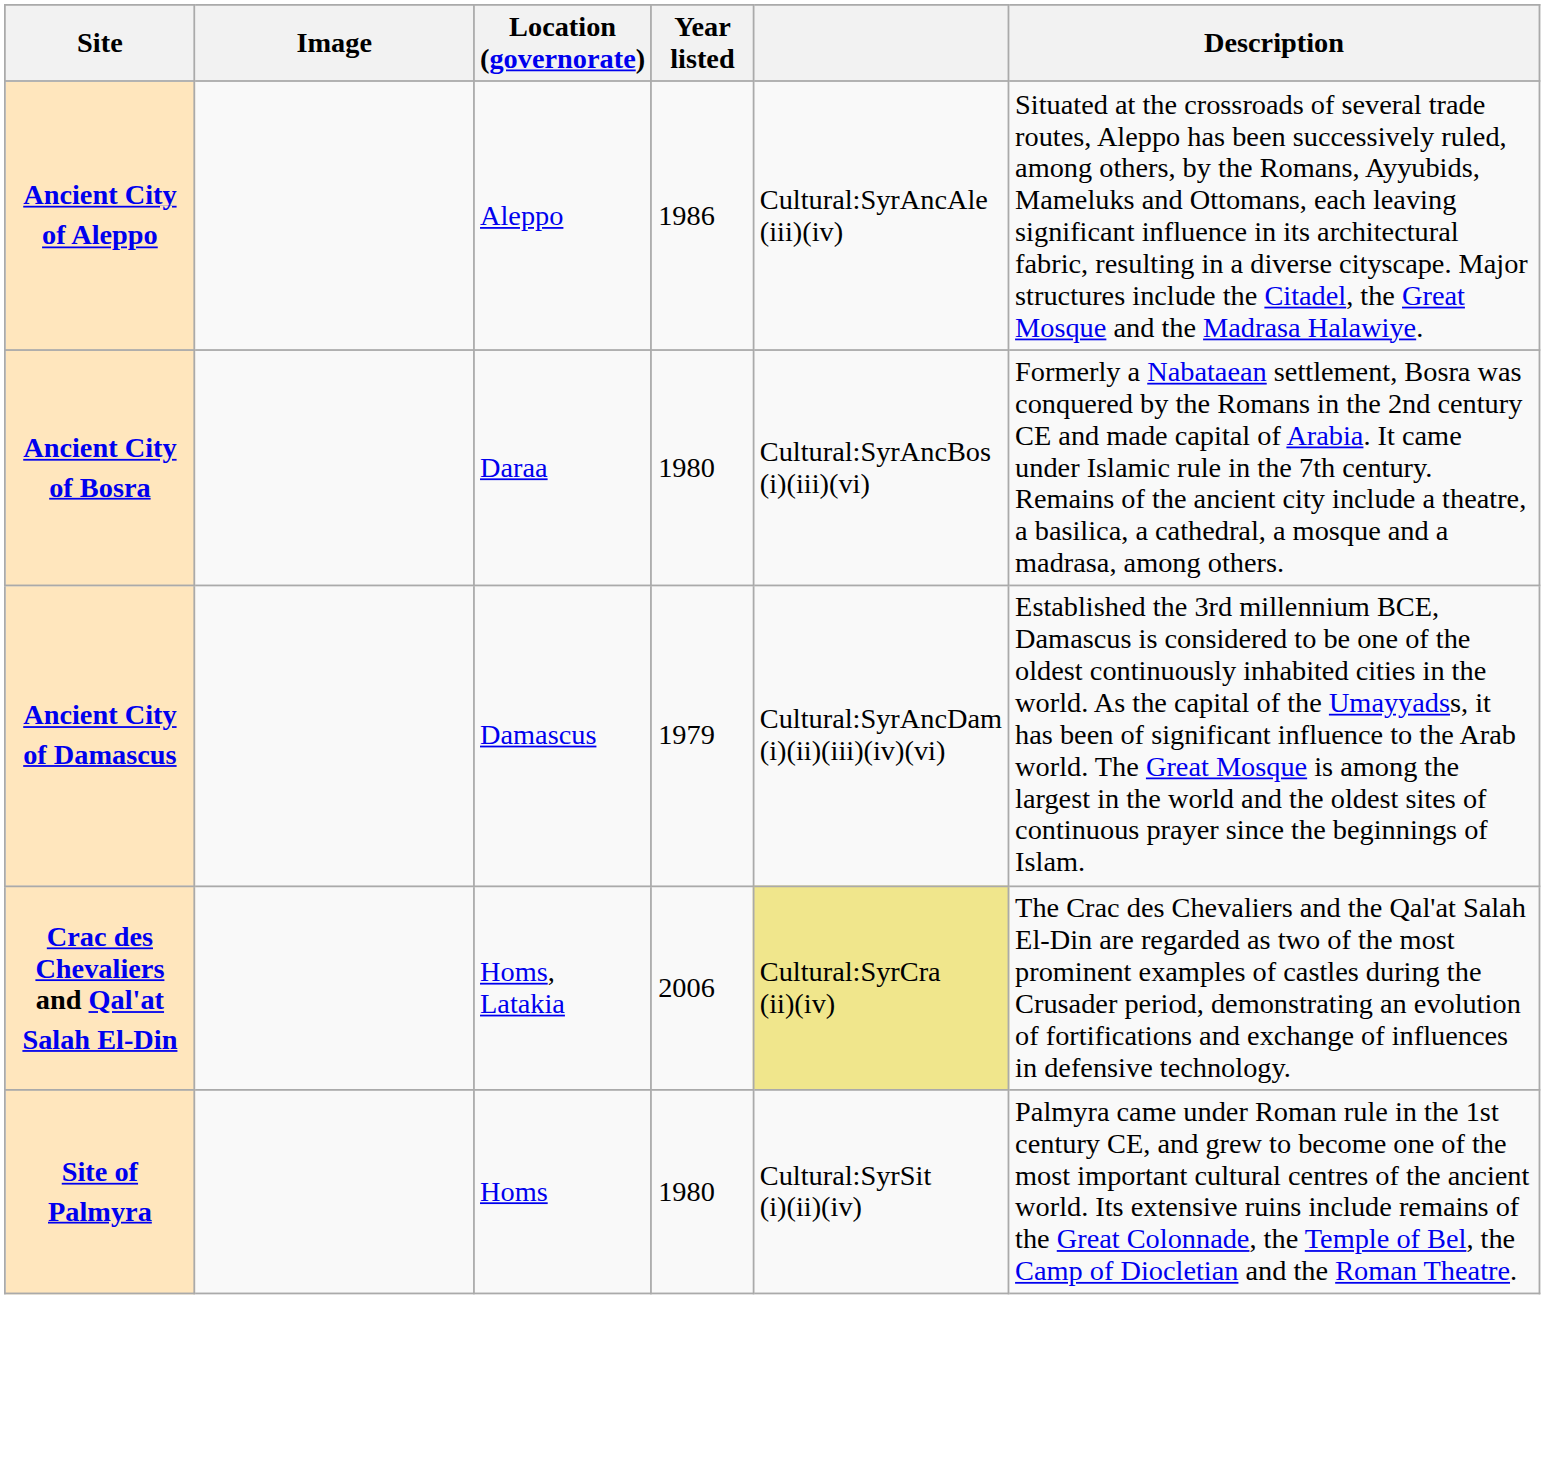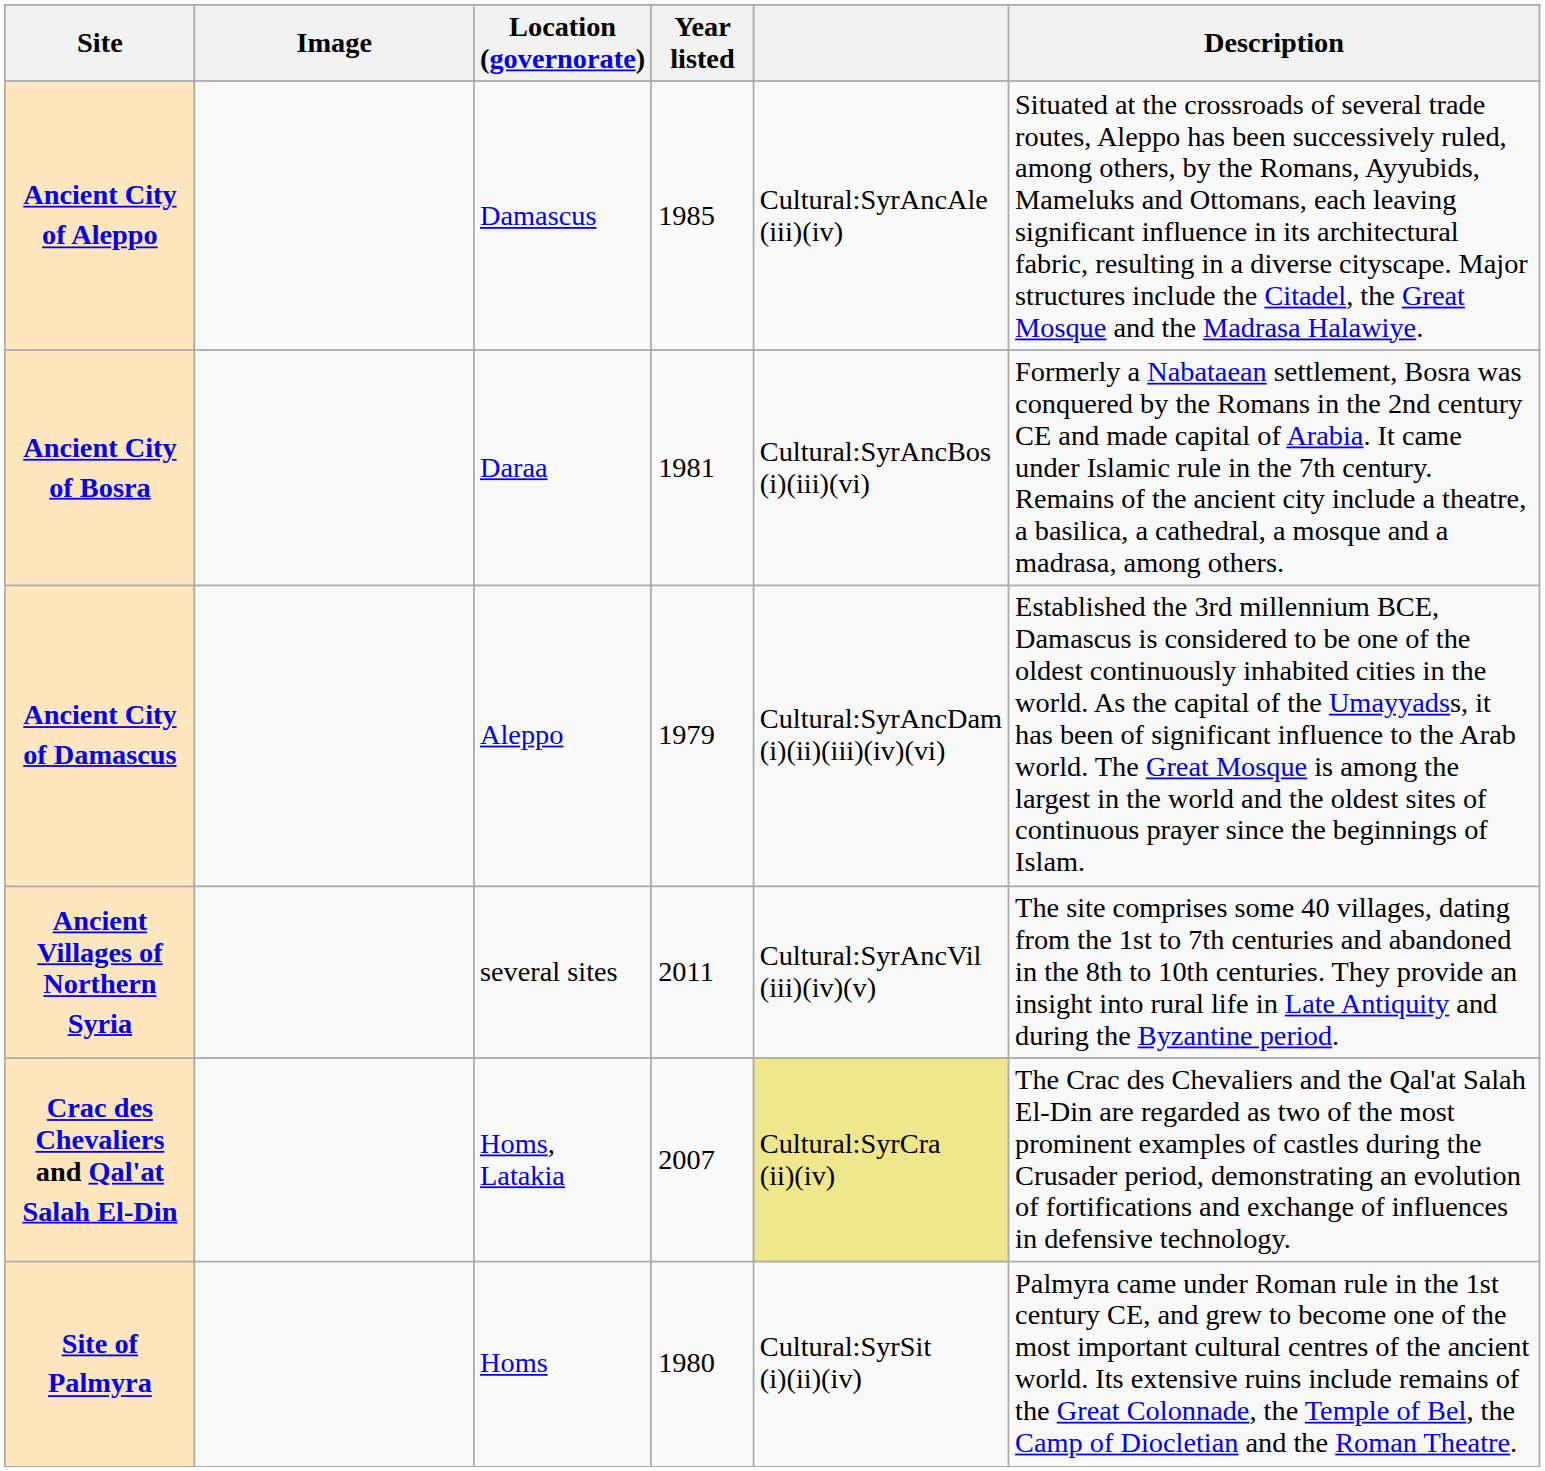(522, 215) Aleppo -> (538, 215) Damascus
(687, 215) 1986 -> (687, 215) 1985
(687, 467) 1980 -> (687, 467) 1981
(538, 735) Damascus -> (522, 735) Aleppo
+ row: (100, 971)
(687, 987) 2006 -> (687, 1159) 2007
